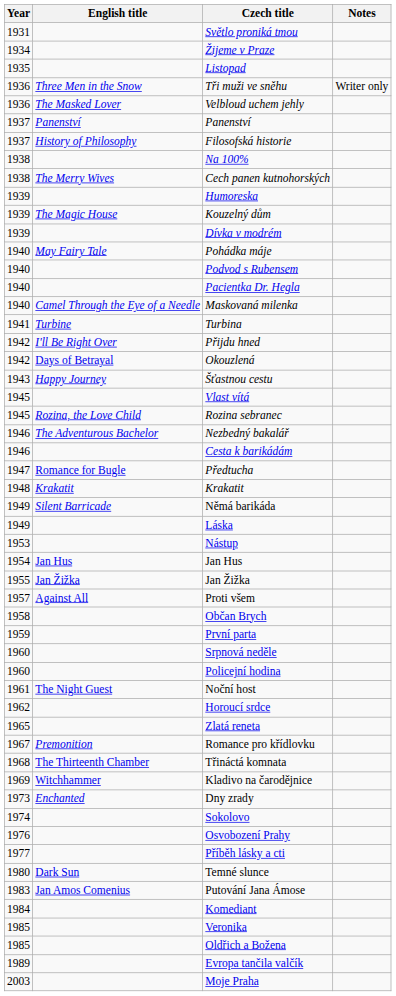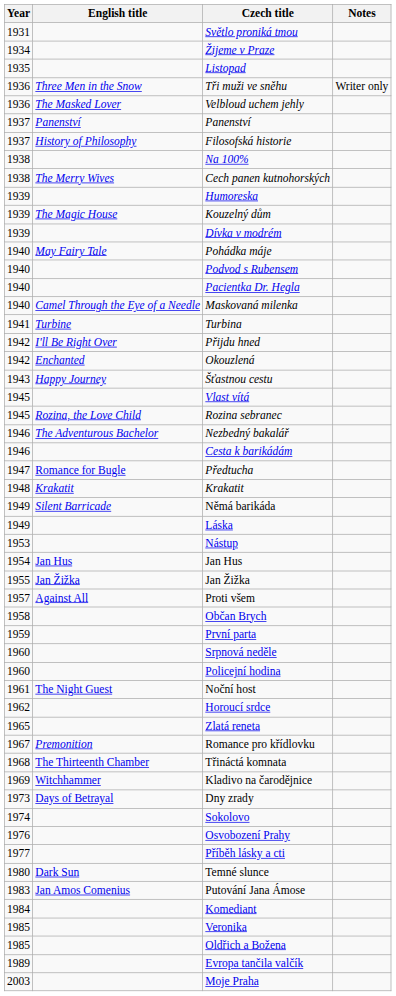(74, 360) Days of Betrayal -> (60, 360) Enchanted
(60, 799) Enchanted -> (74, 799) Days of Betrayal
